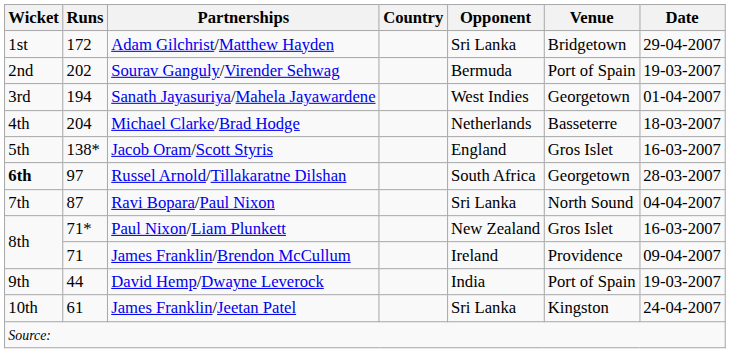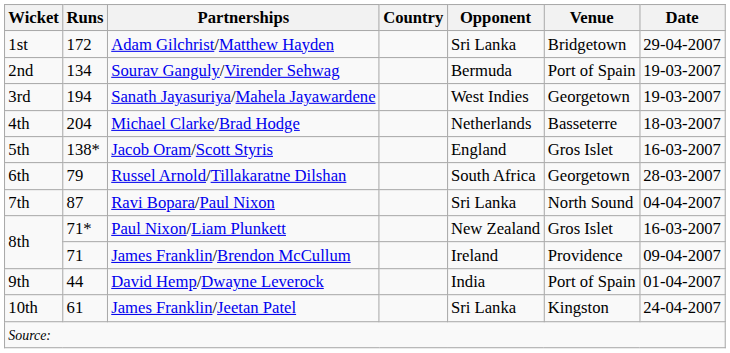(79, 70) 202 -> (79, 70) 134
(682, 96) 01-04-2007 -> (682, 96) 19-03-2007
(20, 176) bold -> (19, 176) normal
(75, 176) 97 -> (75, 176) 79
(682, 281) 19-03-2007 -> (682, 281) 01-04-2007
